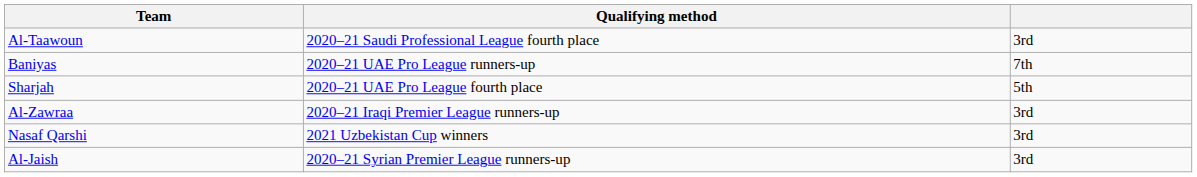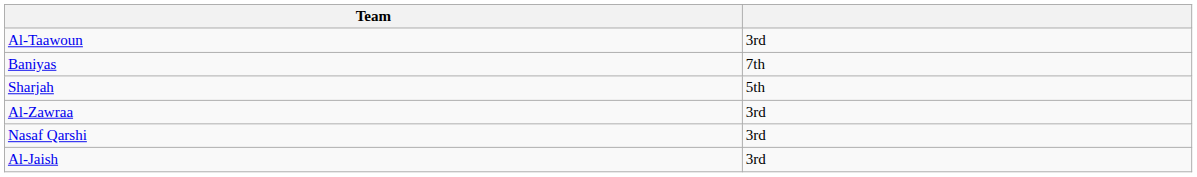- column: (656, 16)
